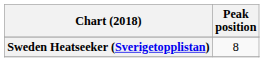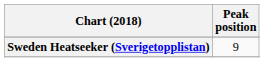(236, 47) 8 -> (236, 47) 9
